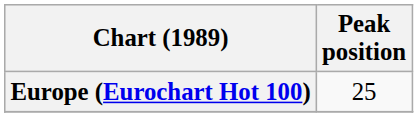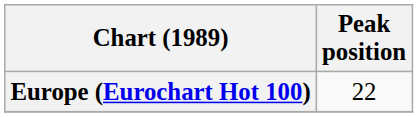(364, 91) 25 -> (364, 91) 22
